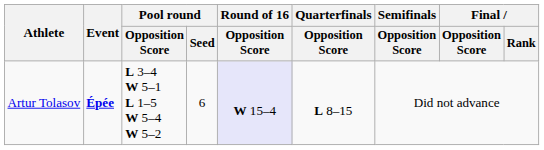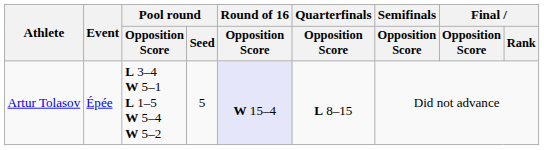(100, 103) bold -> (99, 103) normal
(202, 103) 6 -> (202, 103) 5
